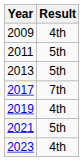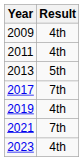(58, 52) 5th -> (58, 52) 4th
(58, 128) 5th -> (58, 128) 7th
